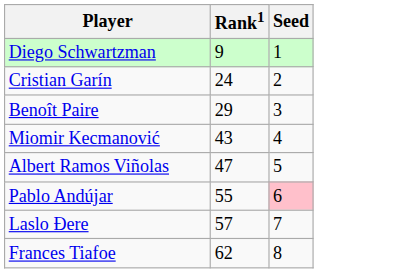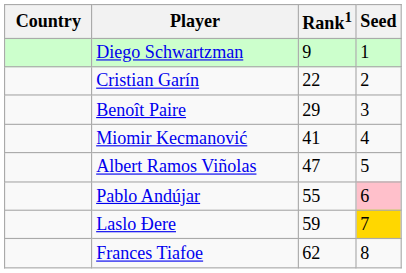+ column: (48, 21)
(224, 81) 24 -> (311, 81) 22
(224, 138) 43 -> (311, 138) 41
(224, 224) 57 -> (311, 224) 59
(277, 224) no background -> (365, 224) gold background
